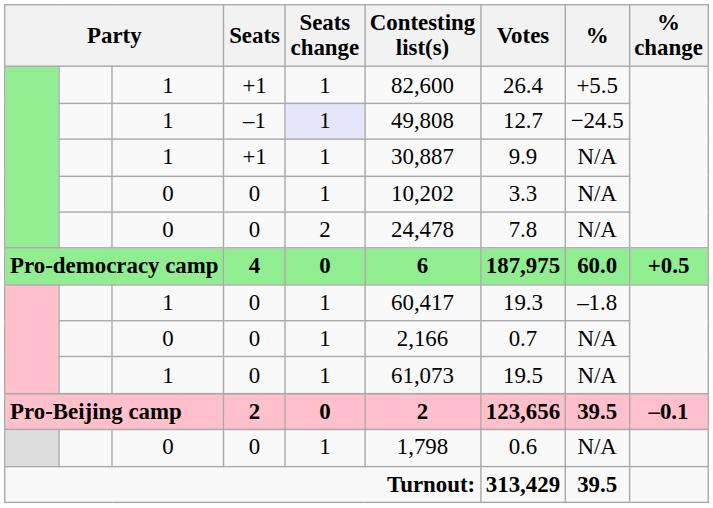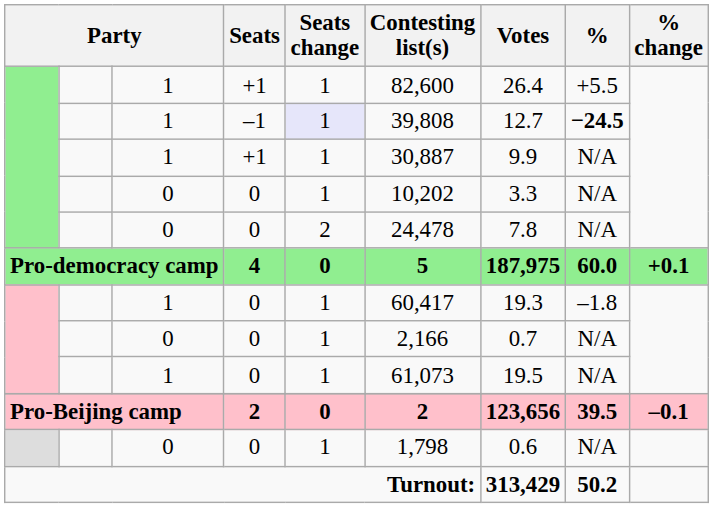(422, 120) 49,808 -> (422, 120) 39,808
(597, 120) normal -> (597, 120) bold
(422, 266) 6 -> (422, 266) 5
(669, 266) +0.5 -> (669, 266) +0.1
(597, 483) 39.5 -> (597, 483) 50.2
